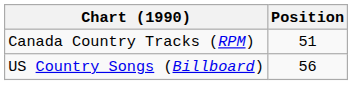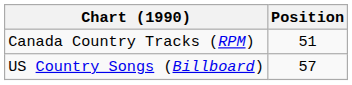(308, 67) 56 -> (308, 67) 57
